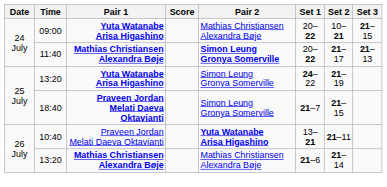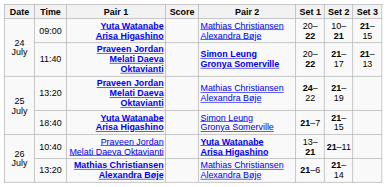(119, 55) Mathias Christiansen Alexandra Bøje -> (130, 60) Praveen Jordan Melati Daeva Oktavianti
(130, 79) Yuta Watanabe Arisa Higashino -> (130, 94) Praveen Jordan Melati Daeva Oktavianti
(237, 79) Simon Leung Gronya Somerville -> (242, 94) Mathias Christiansen Alexandra Bøje
(130, 108) Praveen Jordan Melati Daeva Oktavianti -> (130, 123) Yuta Watanabe Arisa Higashino
